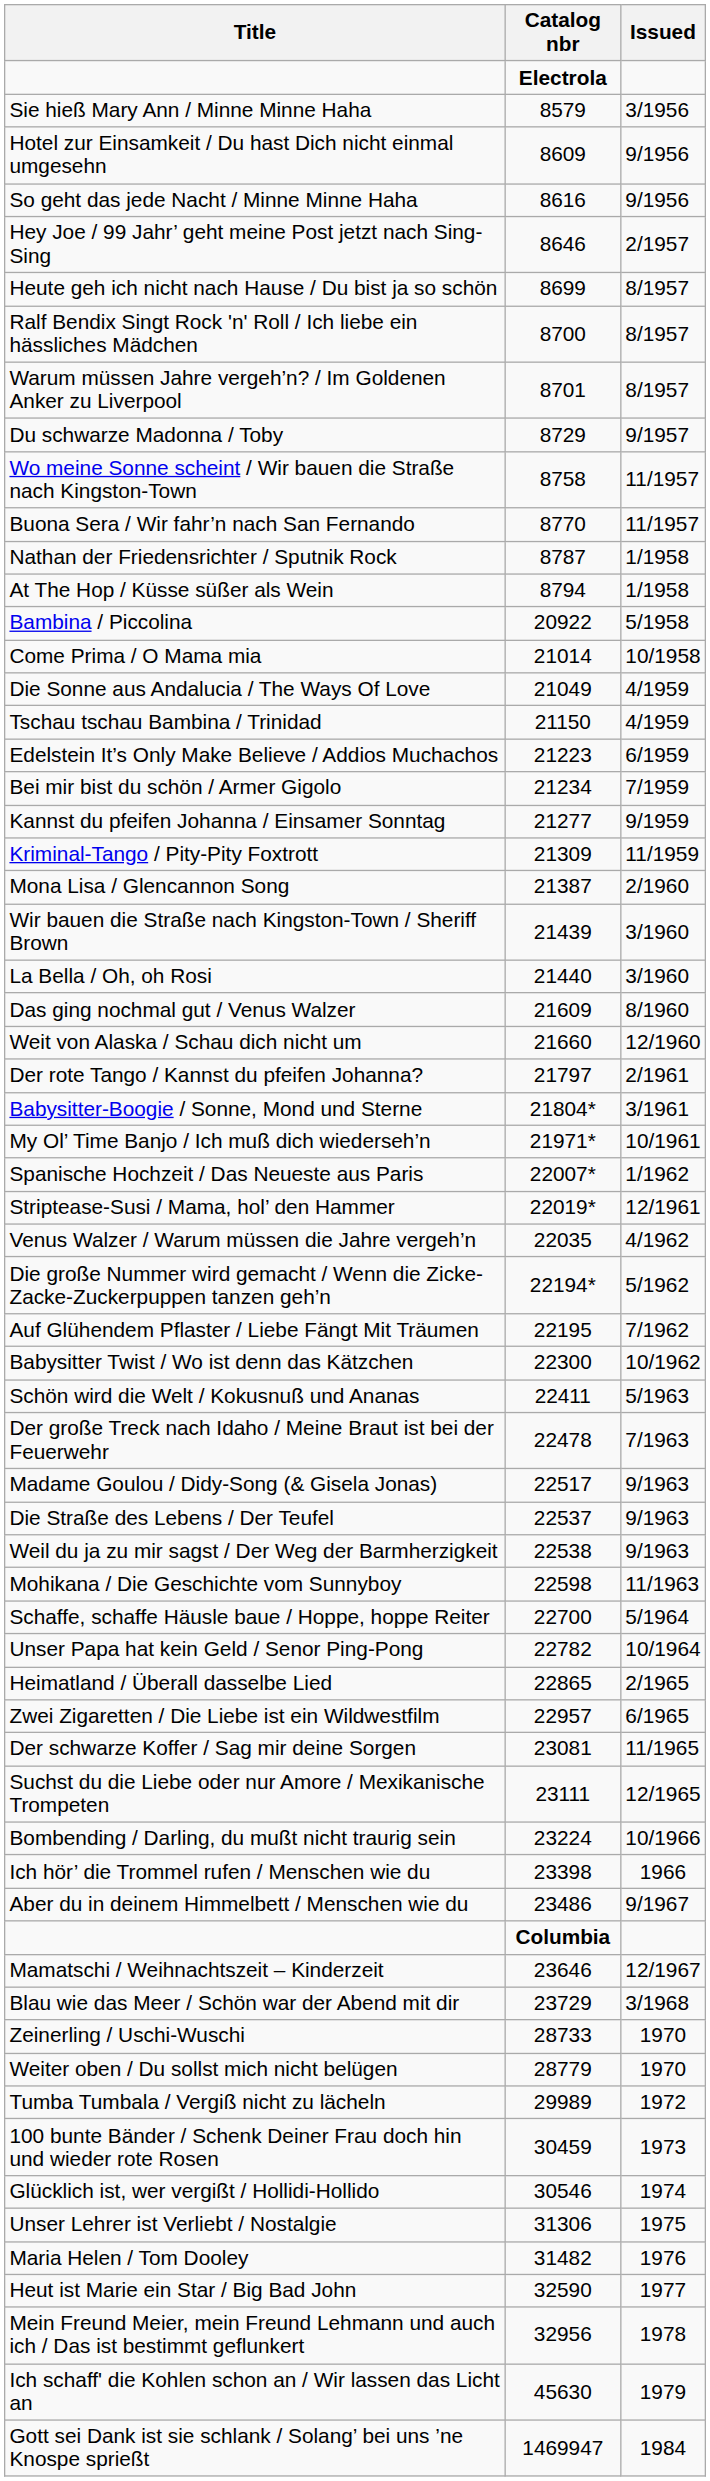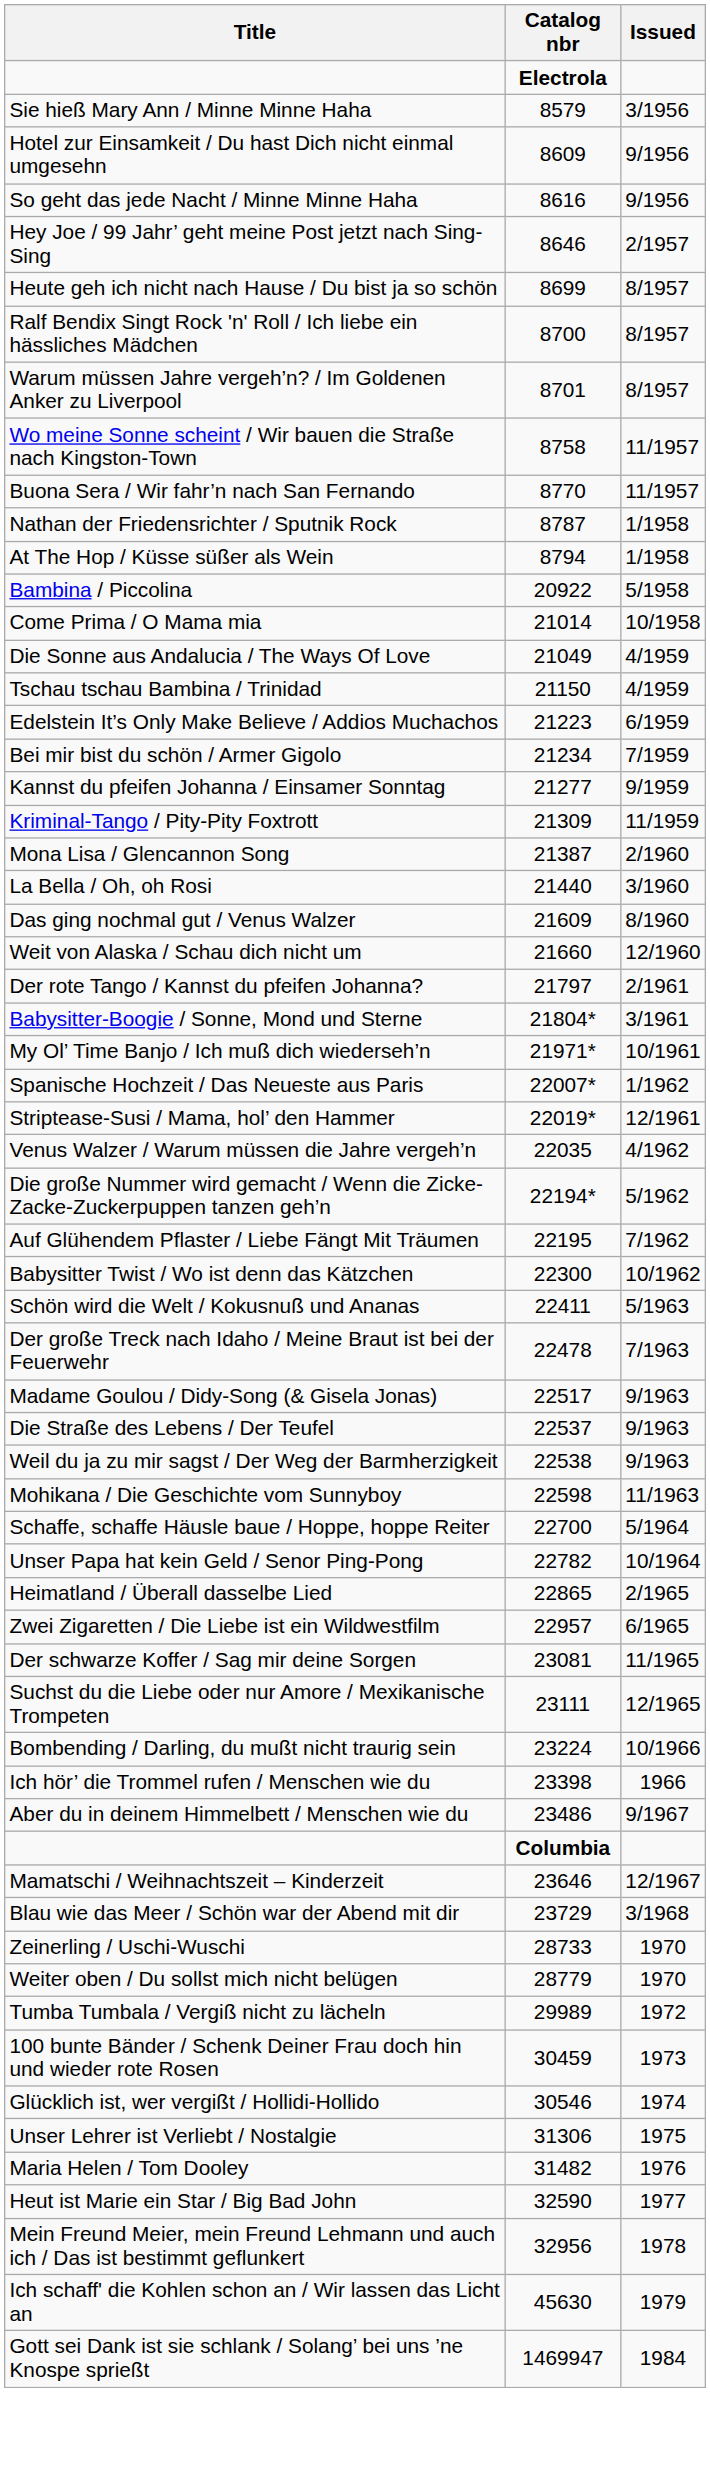- row: (146, 434)
- row: (243, 931)
